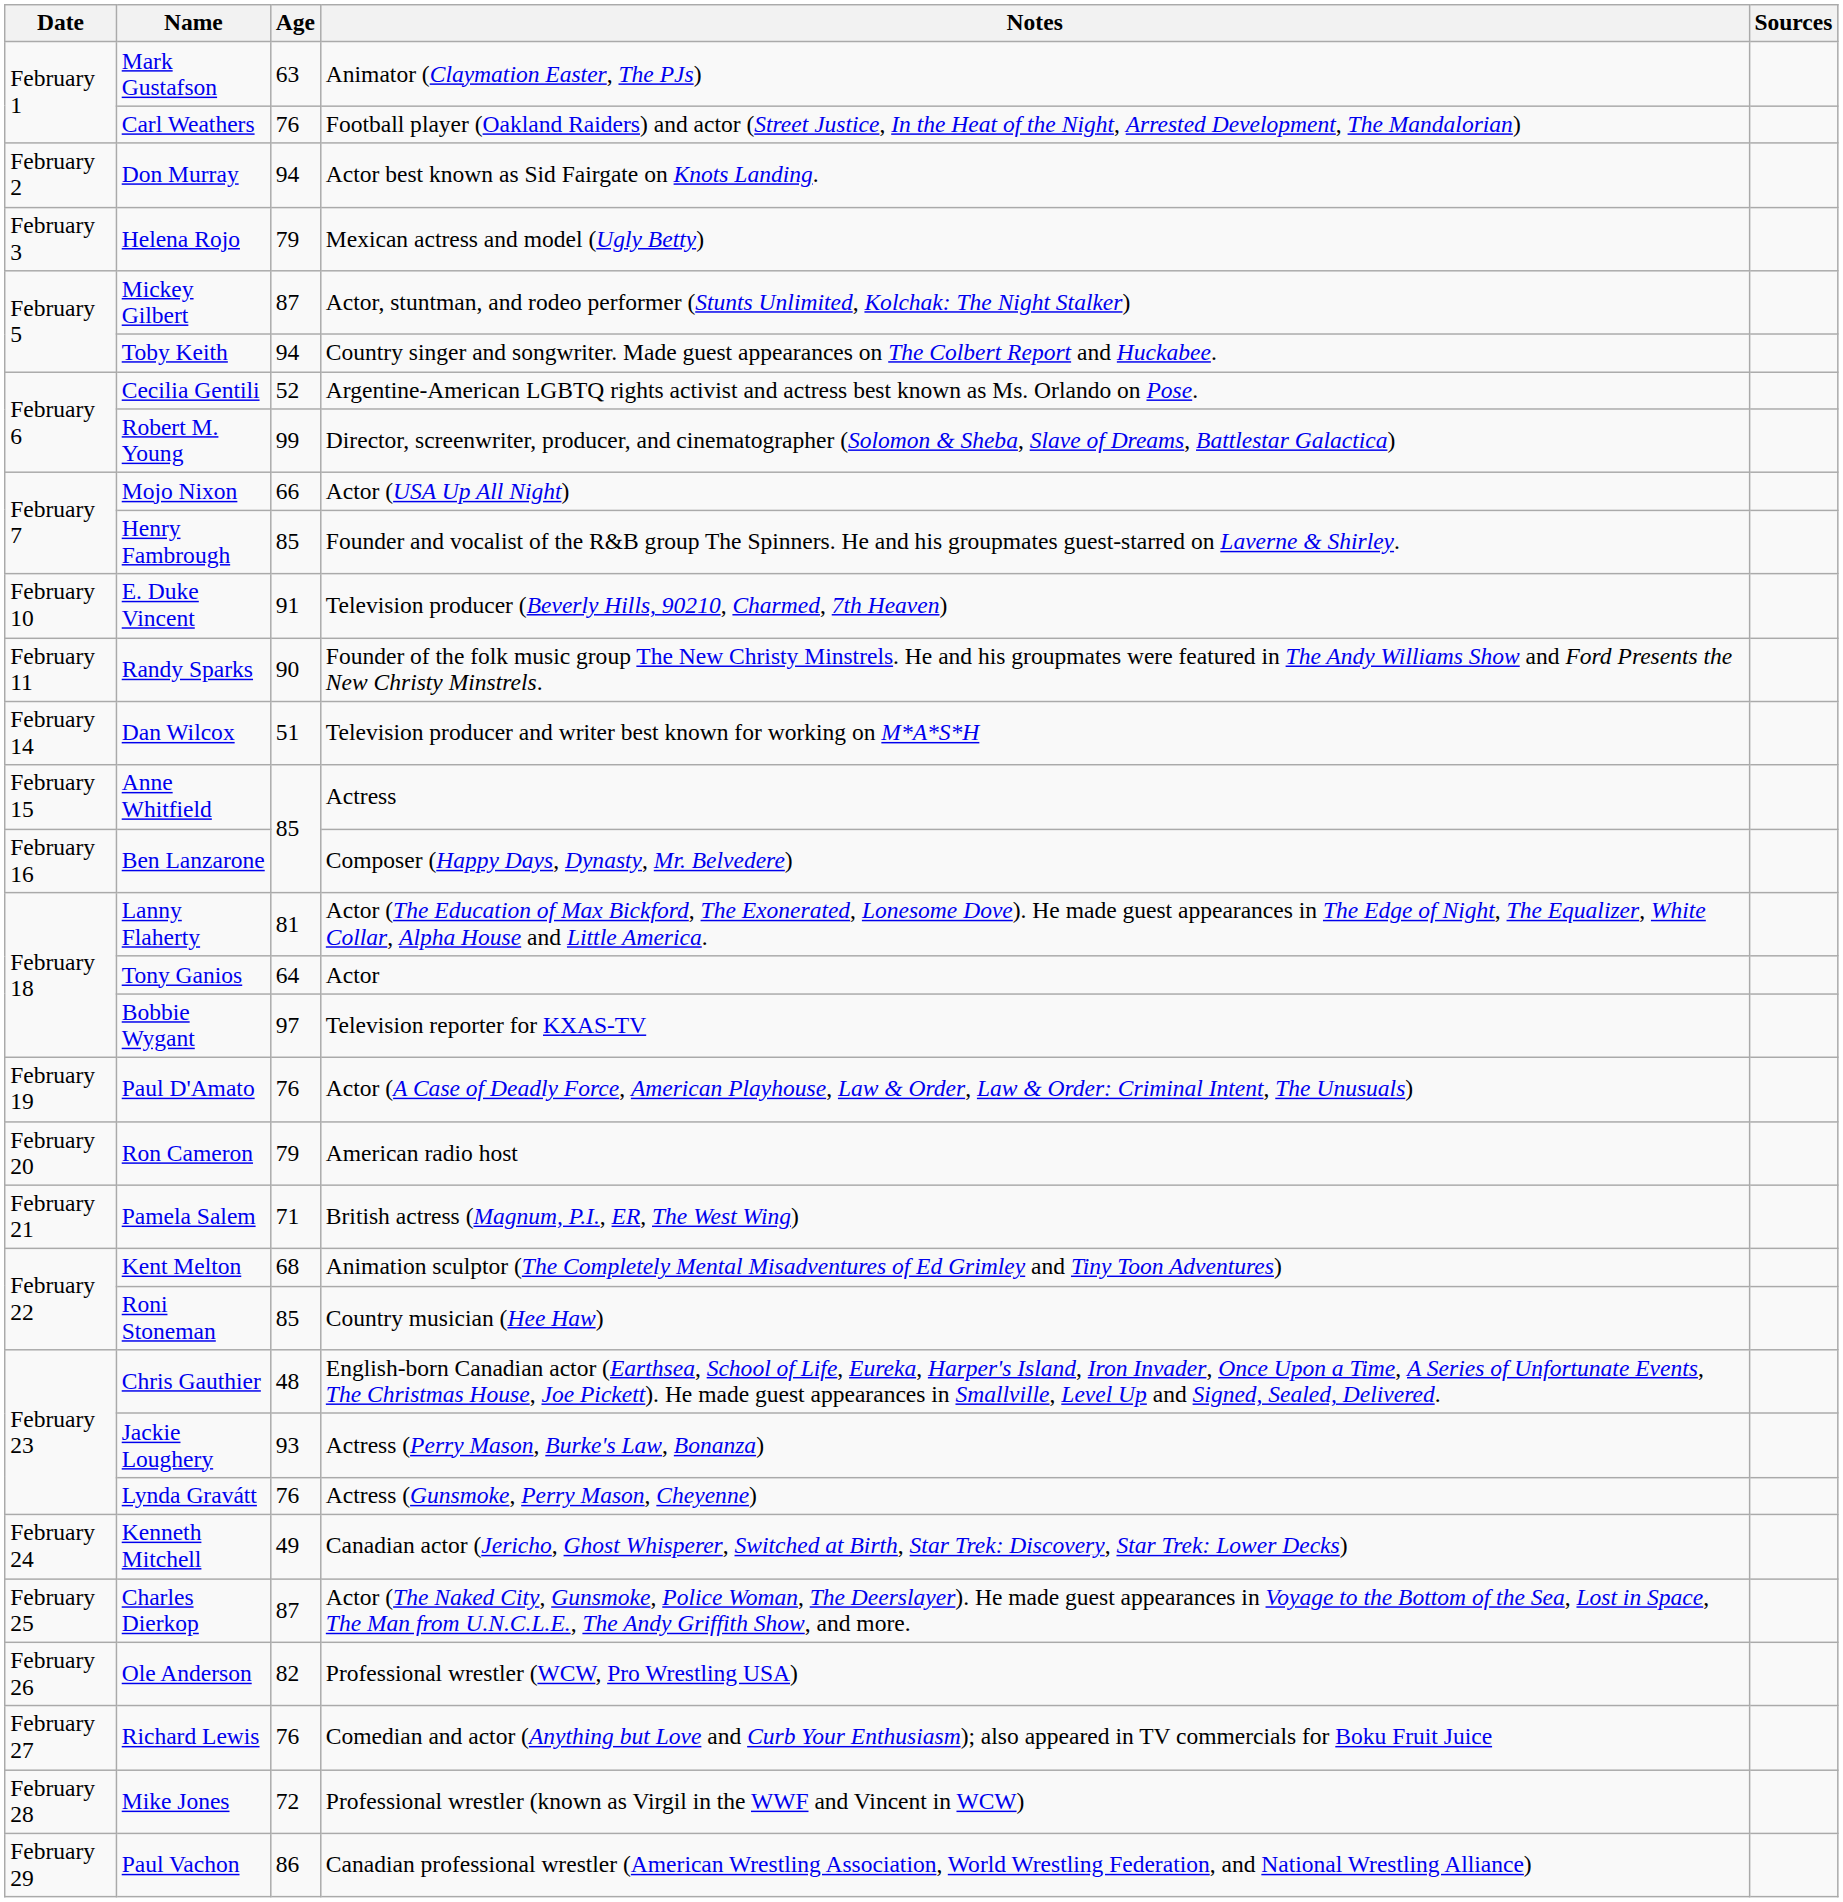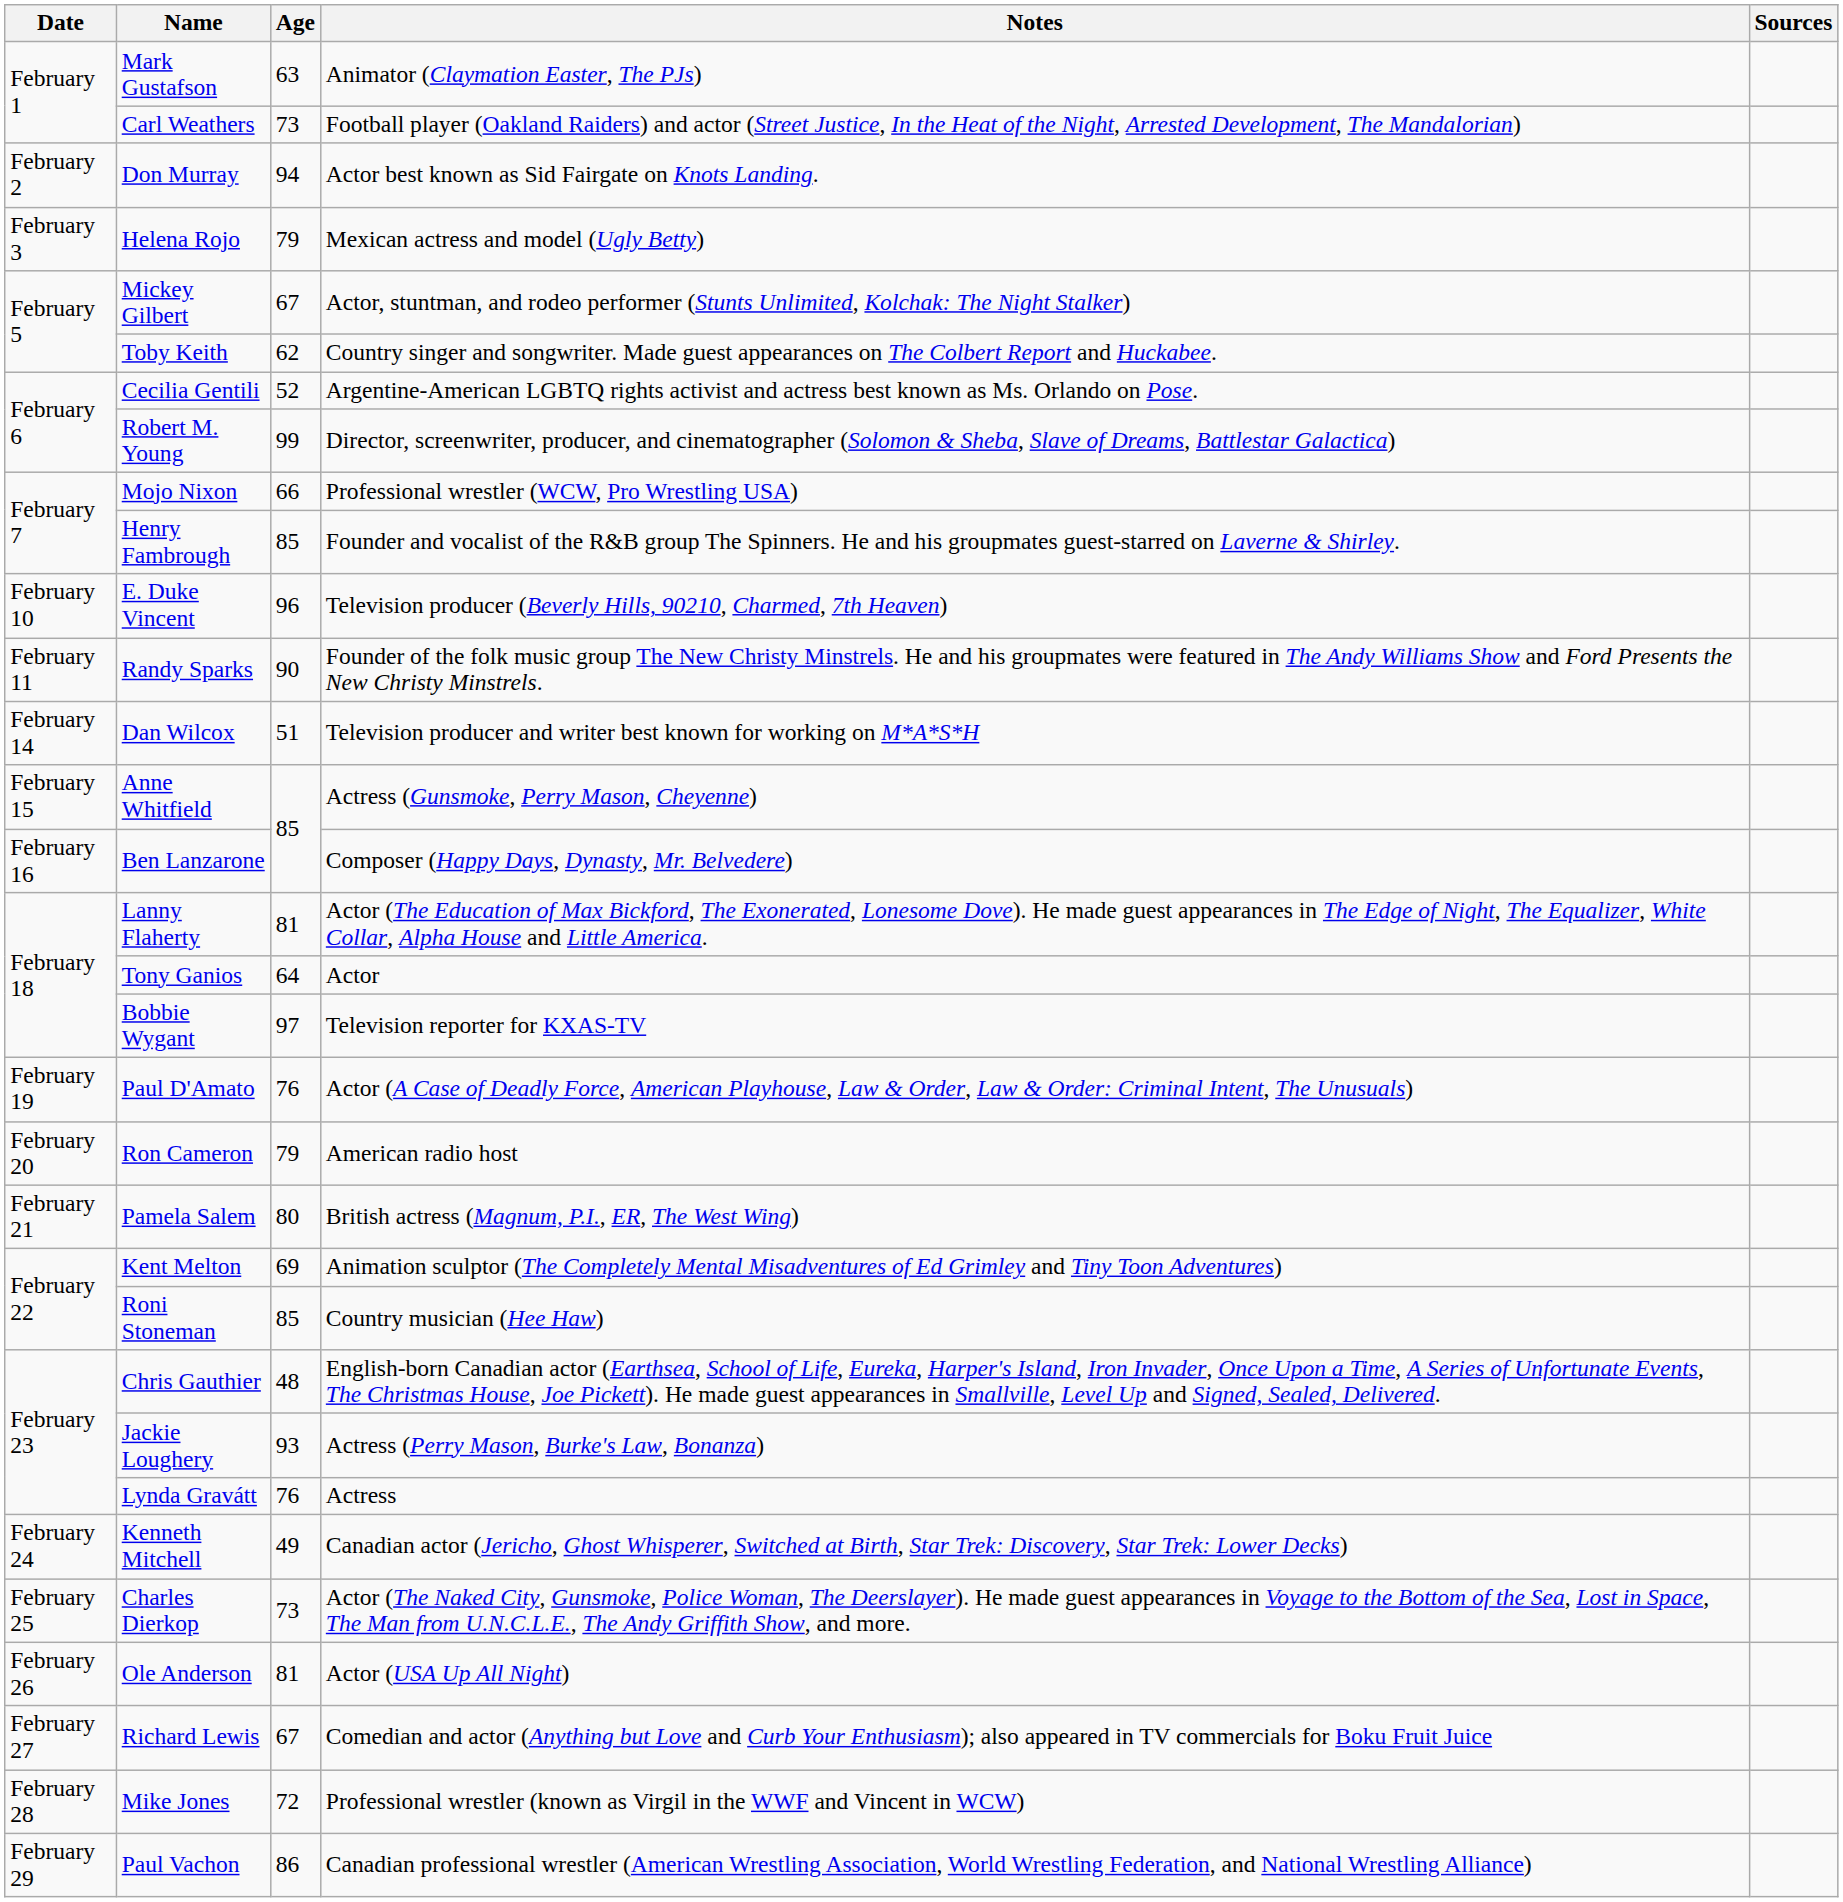(288, 124) 76 -> (288, 124) 73
(288, 302) 87 -> (288, 302) 67
(288, 352) 94 -> (288, 352) 62
(448, 491) Actor (USA Up All Night) -> (562, 491) Professional wrestler (WCW, Pro Wrestling USA)
(288, 605) 91 -> (288, 605) 96
(361, 796) Actress -> (541, 796) Actress (Gunsmoke, Perry Mason, Cheyenne)
(288, 1216) 71 -> (288, 1216) 80
(288, 1267) 68 -> (288, 1267) 69
(541, 1495) Actress (Gunsmoke, Perry Mason, Cheyenne) -> (361, 1495) Actress
(288, 1610) 87 -> (288, 1610) 73
(288, 1673) 82 -> (288, 1673) 81
(562, 1673) Professional wrestler (WCW, Pro Wrestling USA) -> (448, 1673) Actor (USA Up All Night)
(288, 1737) 76 -> (288, 1737) 67
